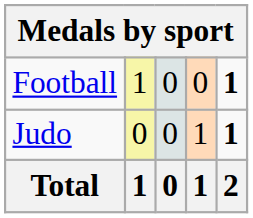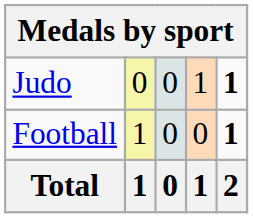rows swapped: (65, 82) <-> (42, 134)
